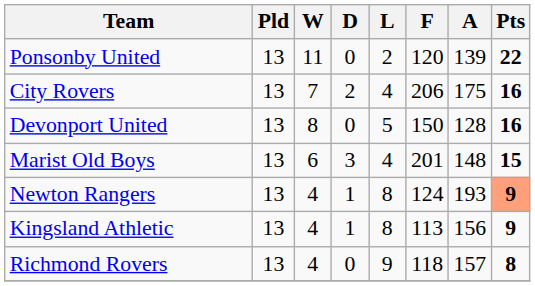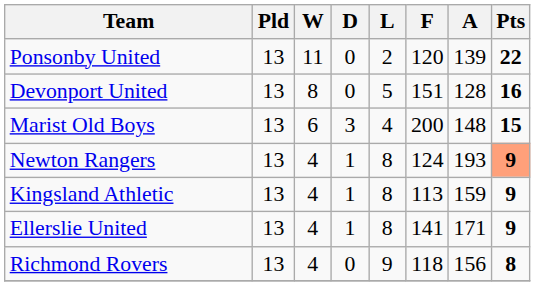- row: (62, 90)
(427, 125) 150 -> (427, 90) 151
(427, 159) 201 -> (427, 125) 200
(470, 228) 156 -> (470, 194) 159
+ row: (78, 228)
(470, 263) 157 -> (470, 263) 156
